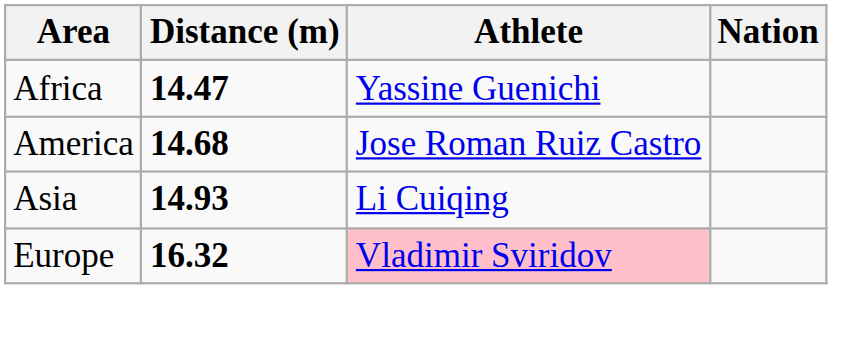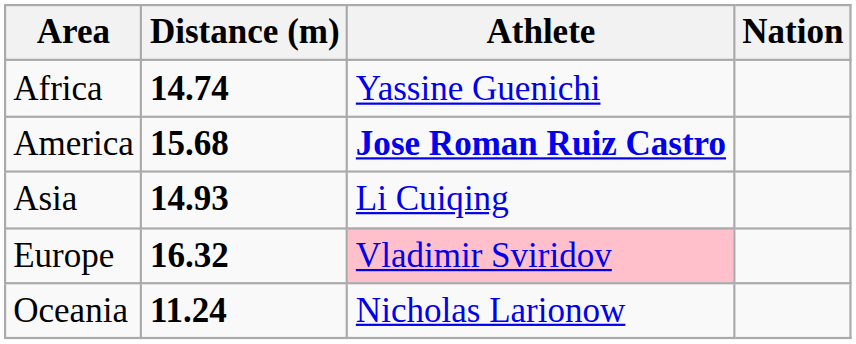(189, 87) 14.47 -> (189, 87) 14.74
(189, 143) 14.68 -> (189, 143) 15.68
(529, 143) normal -> (541, 143) bold
+ row: (71, 310)
